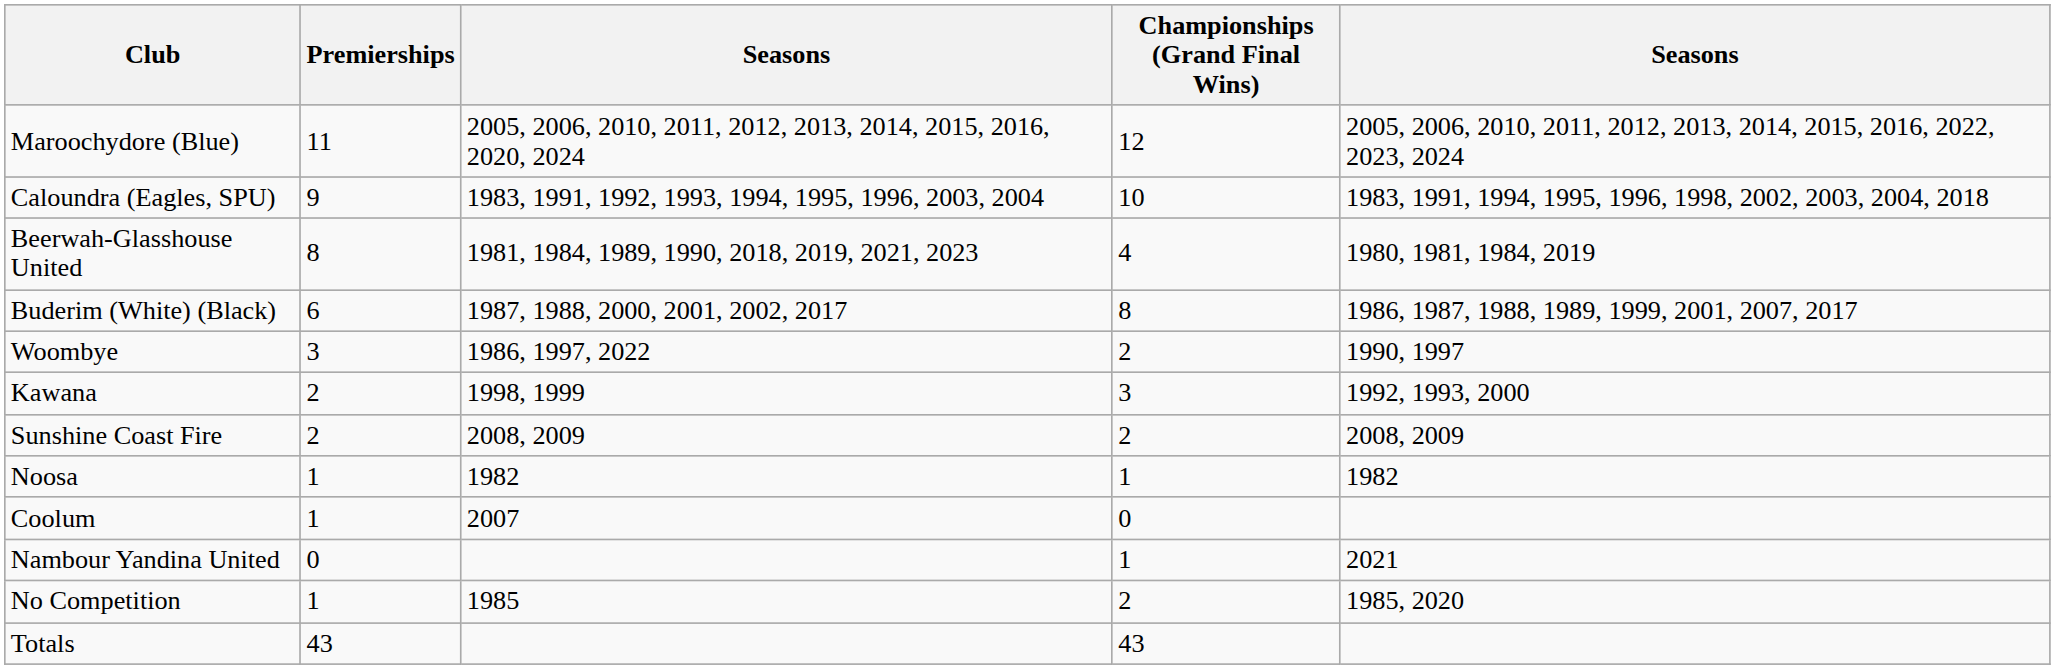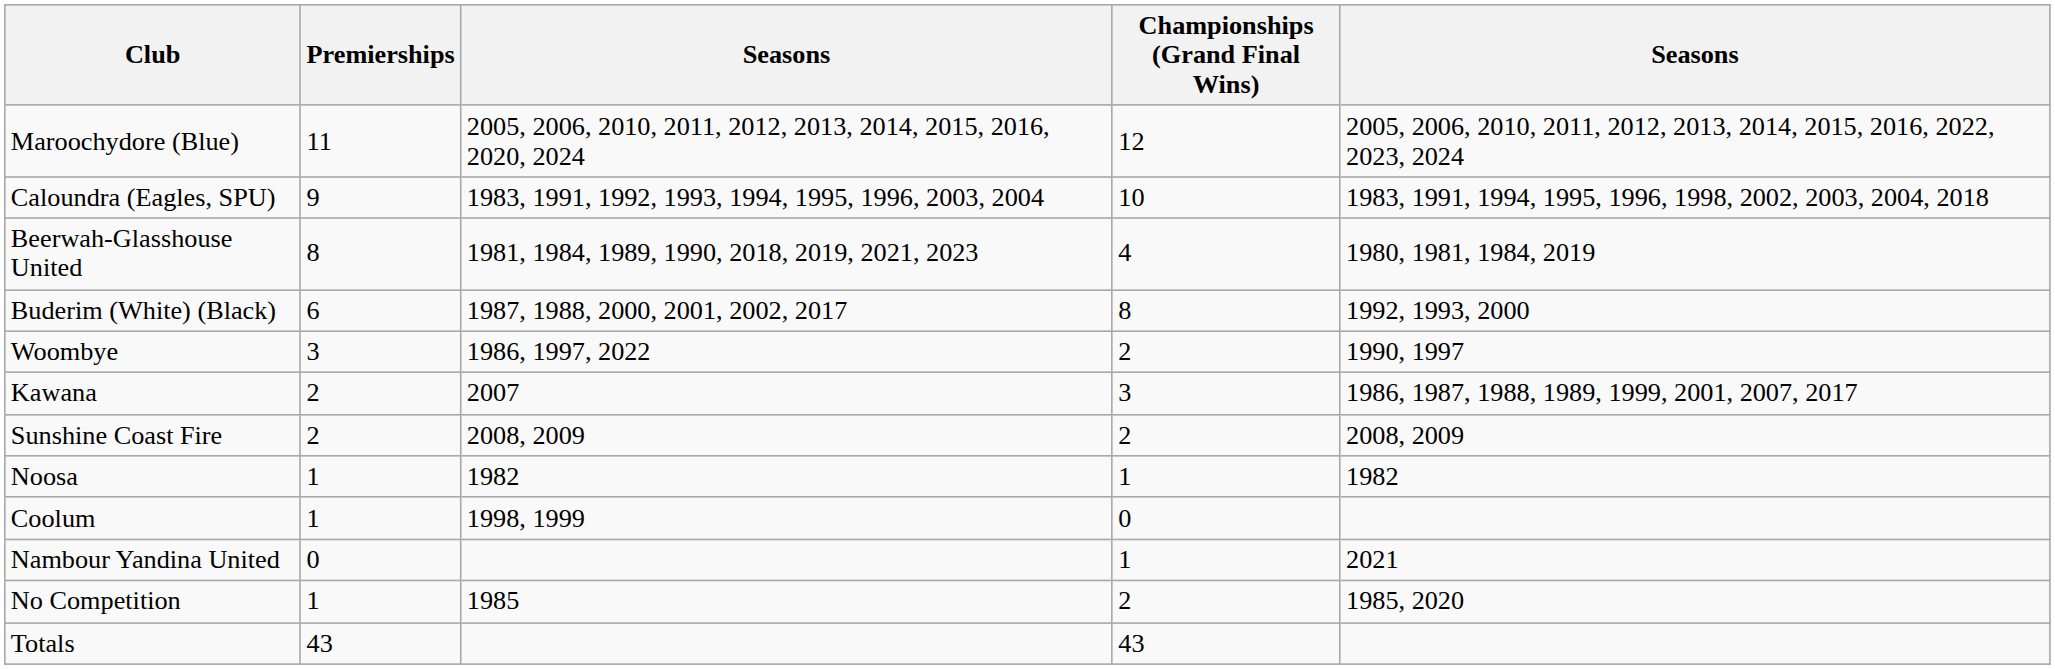(1602, 309) 1986, 1987, 1988, 1989, 1999, 2001, 2007, 2017 -> (1438, 309) 1992, 1993, 2000
(526, 393) 1998, 1999 -> (493, 393) 2007
(1438, 393) 1992, 1993, 2000 -> (1602, 393) 1986, 1987, 1988, 1989, 1999, 2001, 2007, 2017
(493, 517) 2007 -> (526, 517) 1998, 1999
